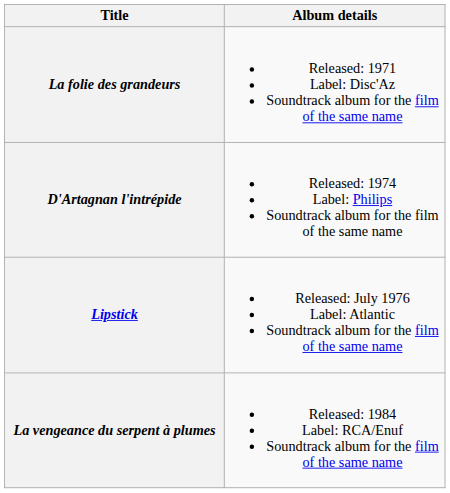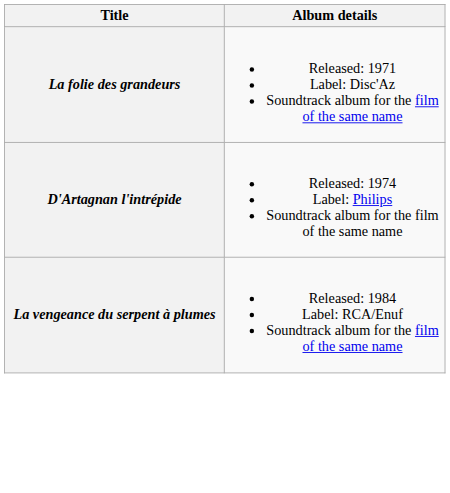- row: (115, 314)
